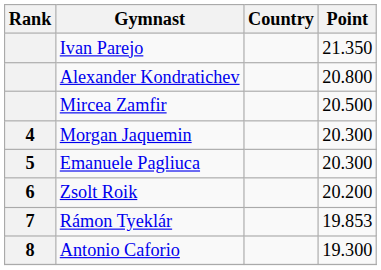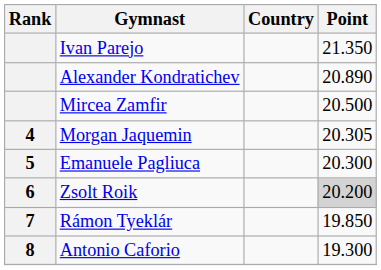(347, 76) 20.800 -> (347, 76) 20.890
(347, 134) 20.300 -> (347, 134) 20.305
(347, 192) no background -> (347, 192) lightgrey background
(347, 221) 19.853 -> (347, 221) 19.850
